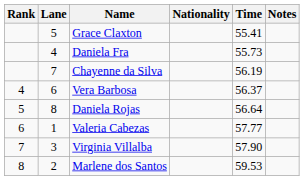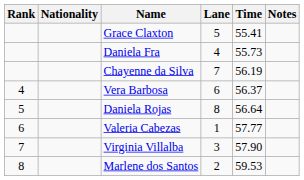columns swapped: (54, 14) <-> (201, 14)
